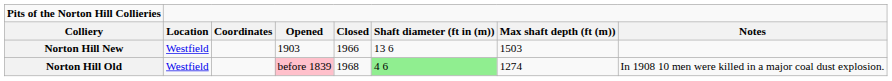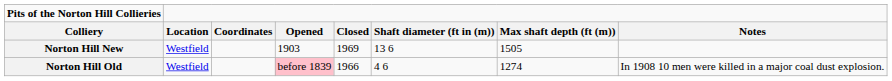(348, 48) 1966 -> (348, 48) 1969
(511, 48) 1503 -> (511, 48) 1505
(348, 66) 1968 -> (348, 66) 1966
(381, 66) lightgreen background -> (381, 66) no background
